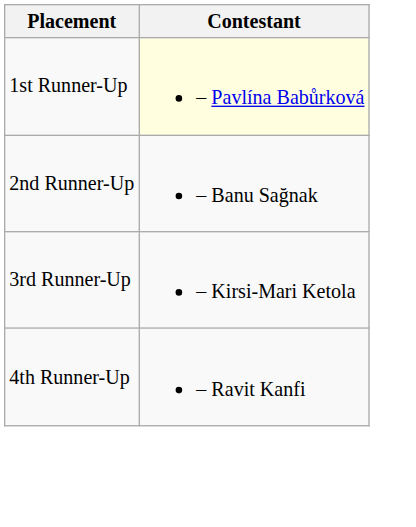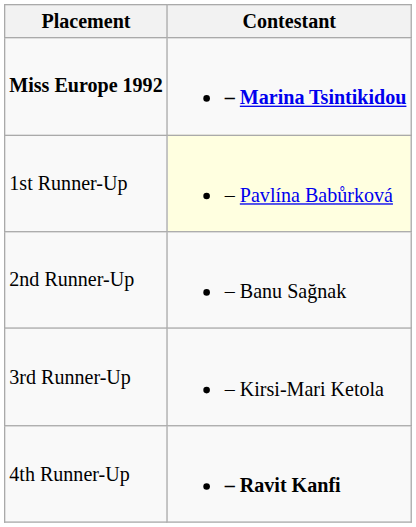+ row: (86, 86)
(254, 389) normal -> (289, 486) bold
